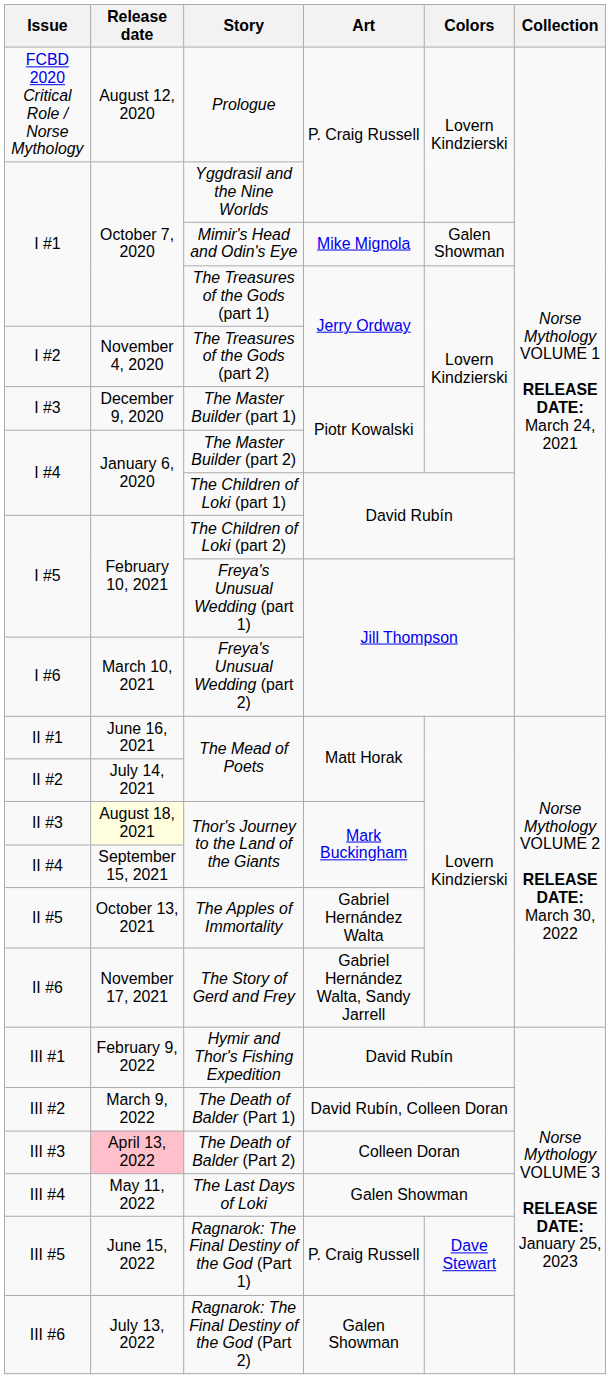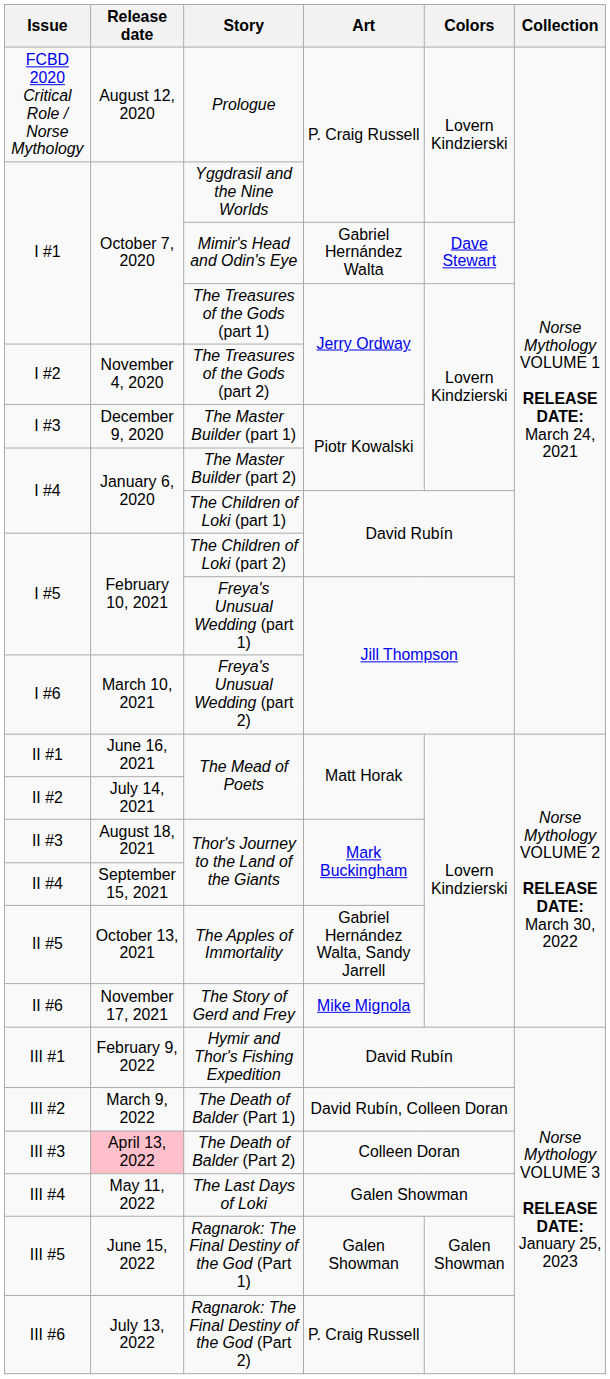(364, 243) Mike Mignola -> (364, 252) Gabriel Hernández Walta
(469, 243) Galen Showman -> (469, 252) Dave Stewart
(137, 823) lightyellow background -> (137, 840) no background
(364, 917) Gabriel Hernández Walta -> (364, 944) Gabriel Hernández Walta, Sandy Jarrell
(364, 987) Gabriel Hernández Walta, Sandy Jarrell -> (364, 1005) Mike Mignola
(364, 1255) P. Craig Russell -> (364, 1255) Galen Showman
(469, 1255) Dave Stewart -> (469, 1255) Galen Showman
(364, 1334) Galen Showman -> (364, 1334) P. Craig Russell
